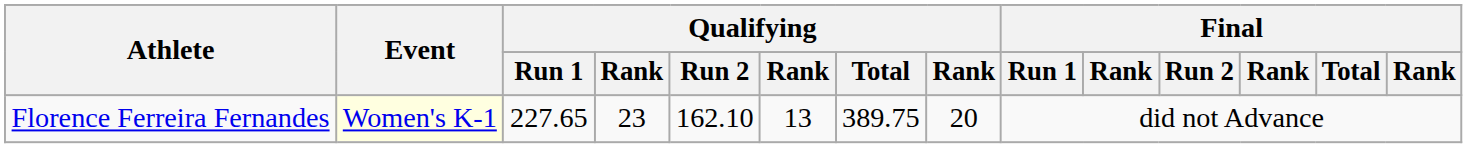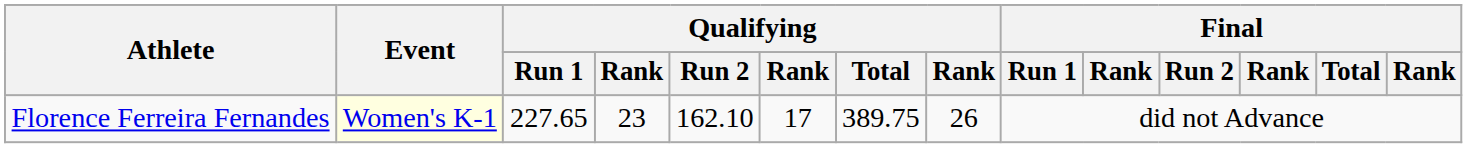(798, 118) 13 -> (798, 118) 17
(964, 118) 20 -> (964, 118) 26
